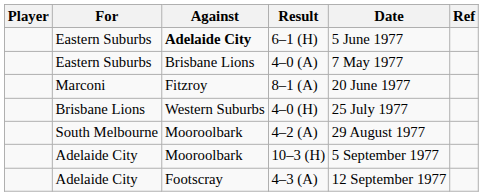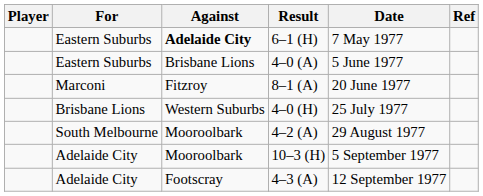(367, 39) 5 June 1977 -> (367, 39) 7 May 1977
(367, 62) 7 May 1977 -> (367, 62) 5 June 1977
